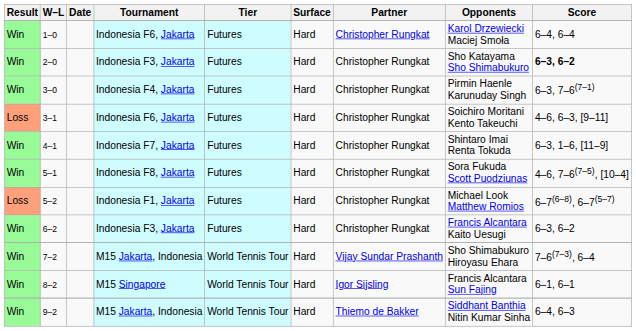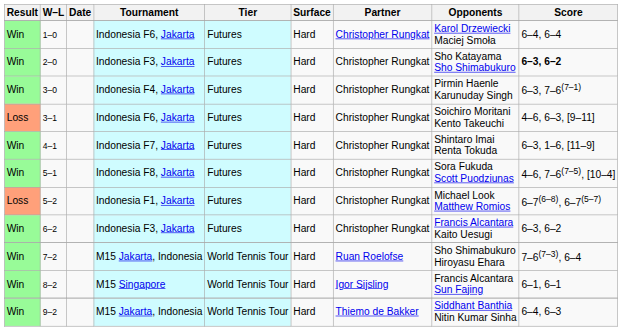(389, 256) Vijay Sundar Prashanth -> (369, 256) Ruan Roelofse
